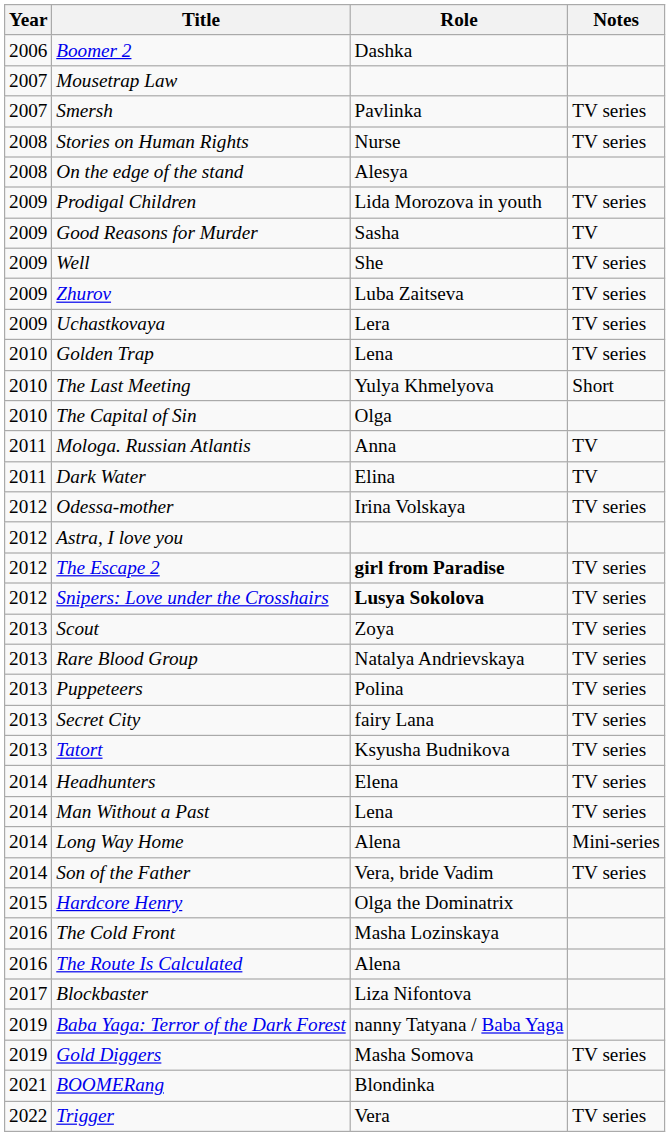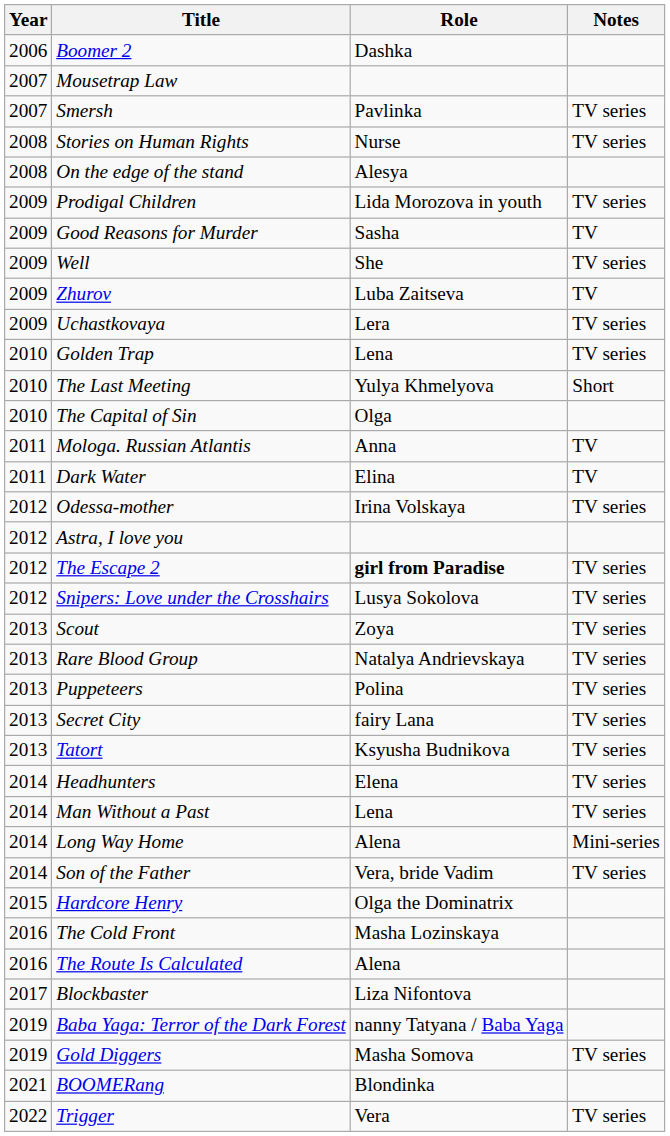(609, 293) TV series -> (585, 293) TV
(419, 598) bold -> (417, 598) normal
